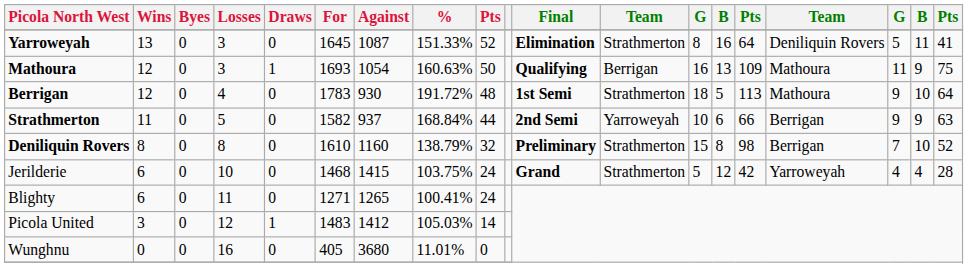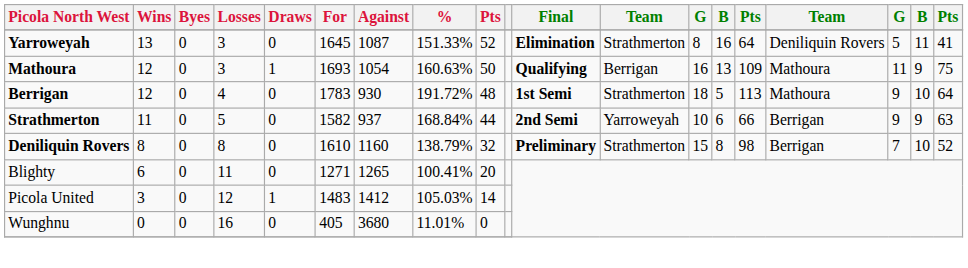- row: (37, 171)
(488, 197) 24 -> (488, 171) 20
